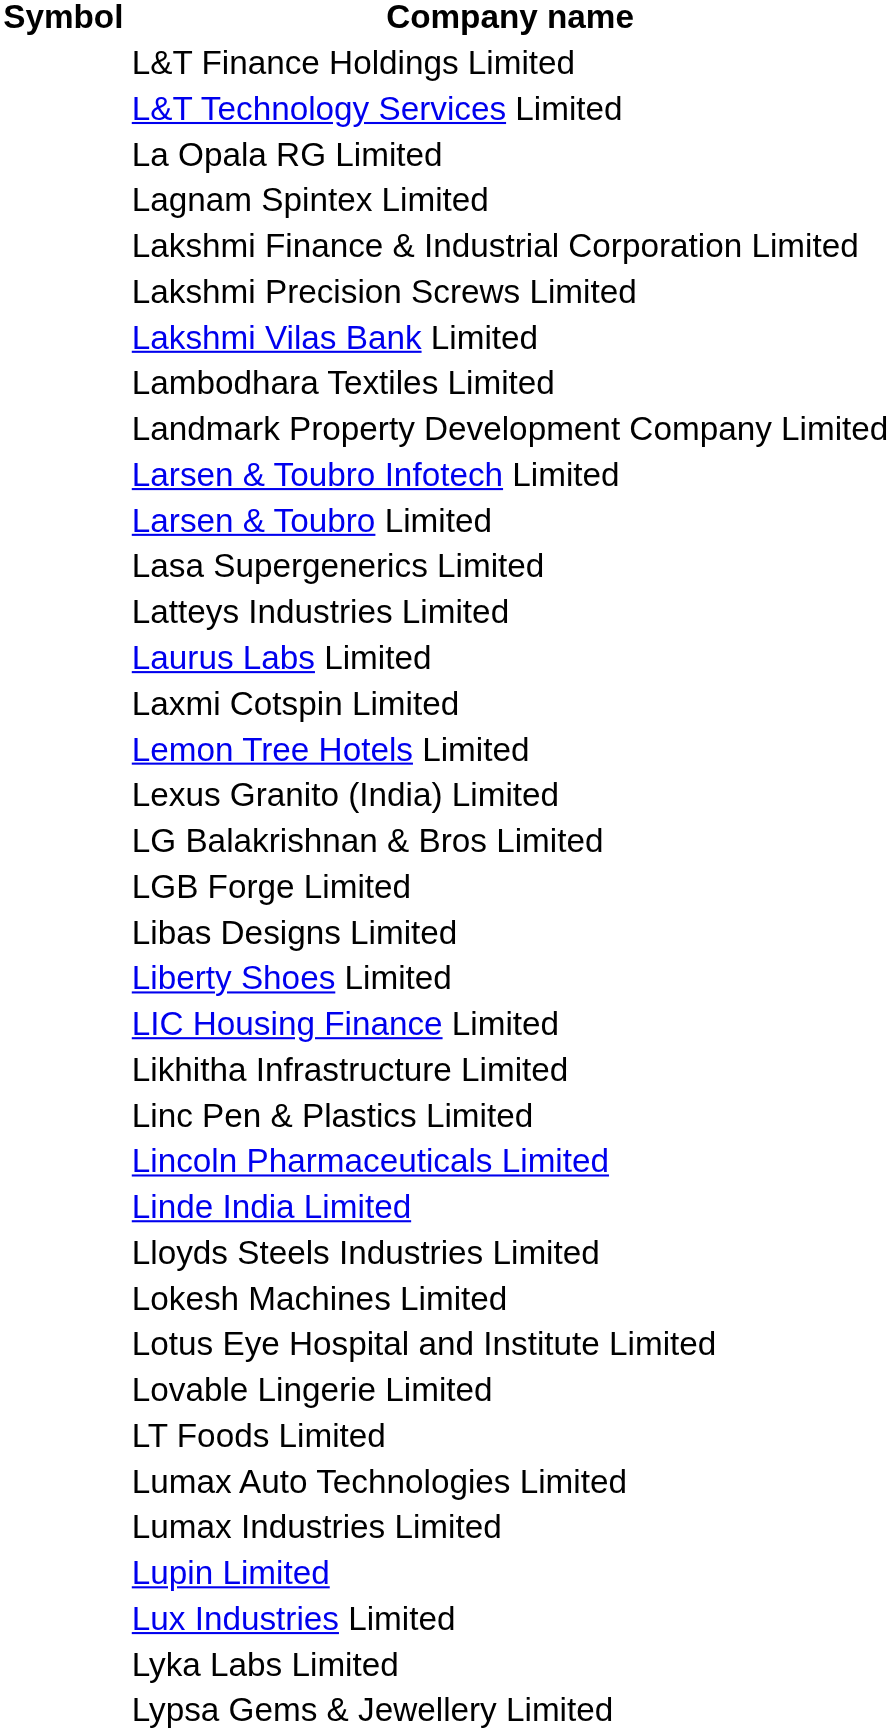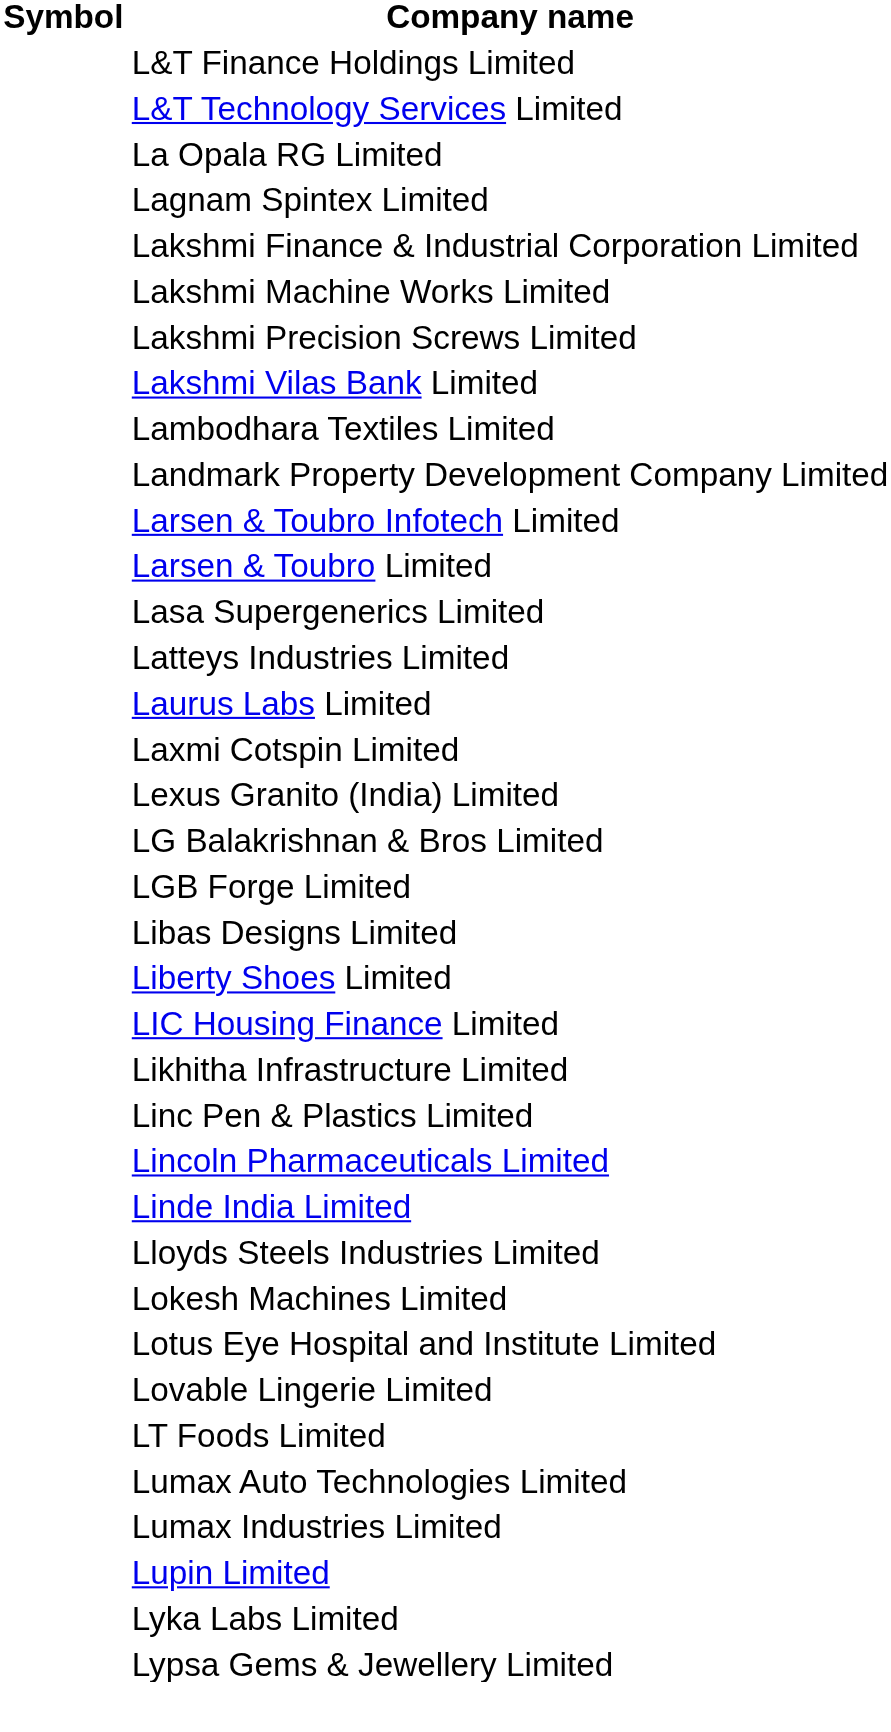+ row: (371, 291)
- row: (331, 749)
- row: (294, 1619)
